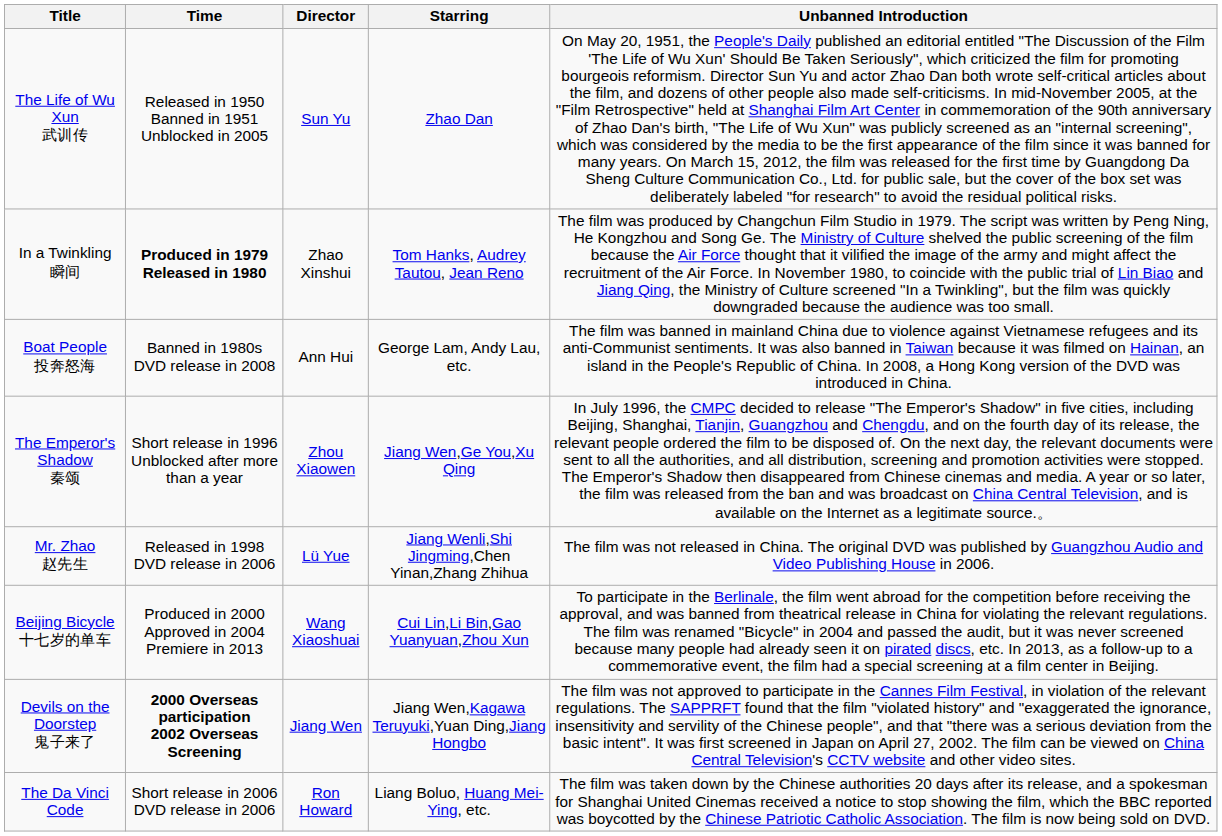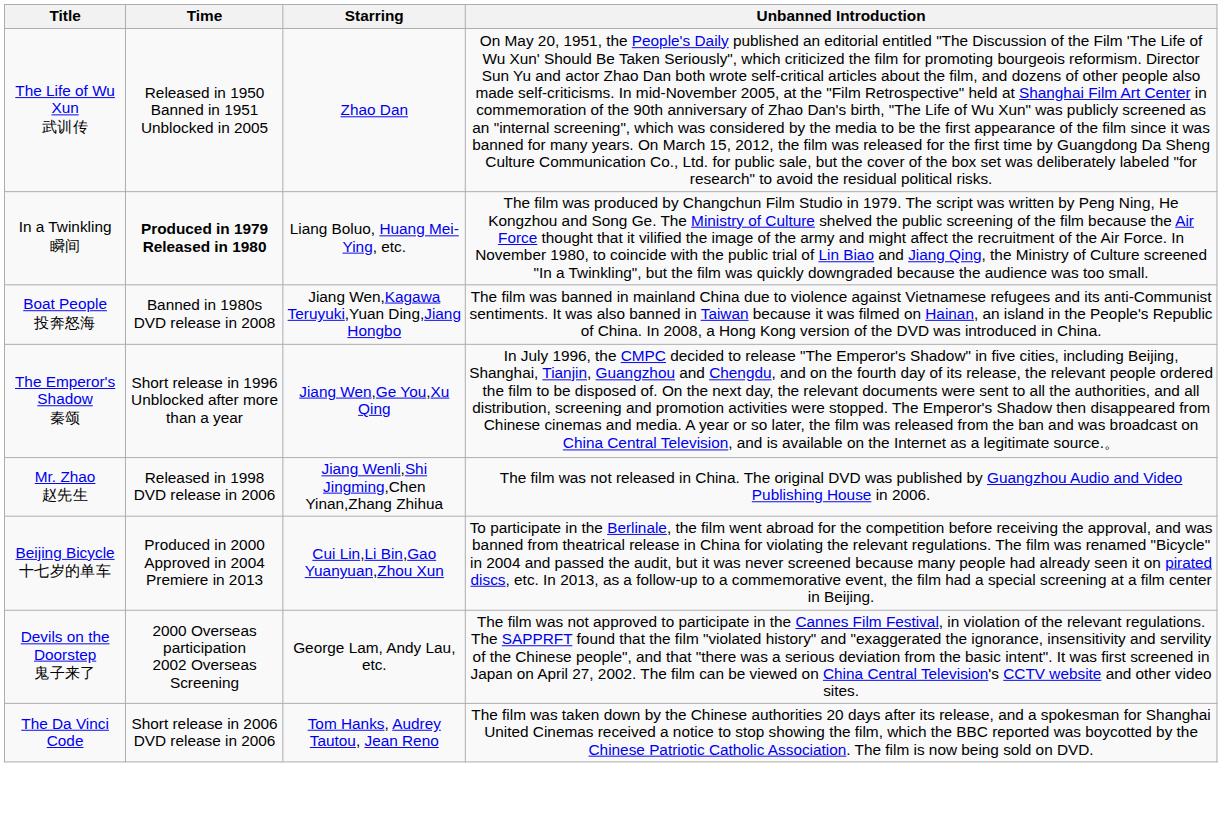- column: (326, 16)
(459, 264) Tom Hanks, Audrey Tautou, Jean Reno -> (374, 238) Liang Boluo, Huang Mei-Ying, etc.
(459, 357) George Lam, Andy Lau, etc. -> (374, 314) Jiang Wen,Kagawa Teruyuki,Yuan Ding,Jiang Hongbo
(205, 725) bold -> (205, 656) normal
(459, 725) Jiang Wen,Kagawa Teruyuki,Yuan Ding,Jiang Hongbo -> (374, 656) George Lam, Andy Lau, etc.
(459, 801) Liang Boluo, Huang Mei-Ying, etc. -> (374, 732) Tom Hanks, Audrey Tautou, Jean Reno
